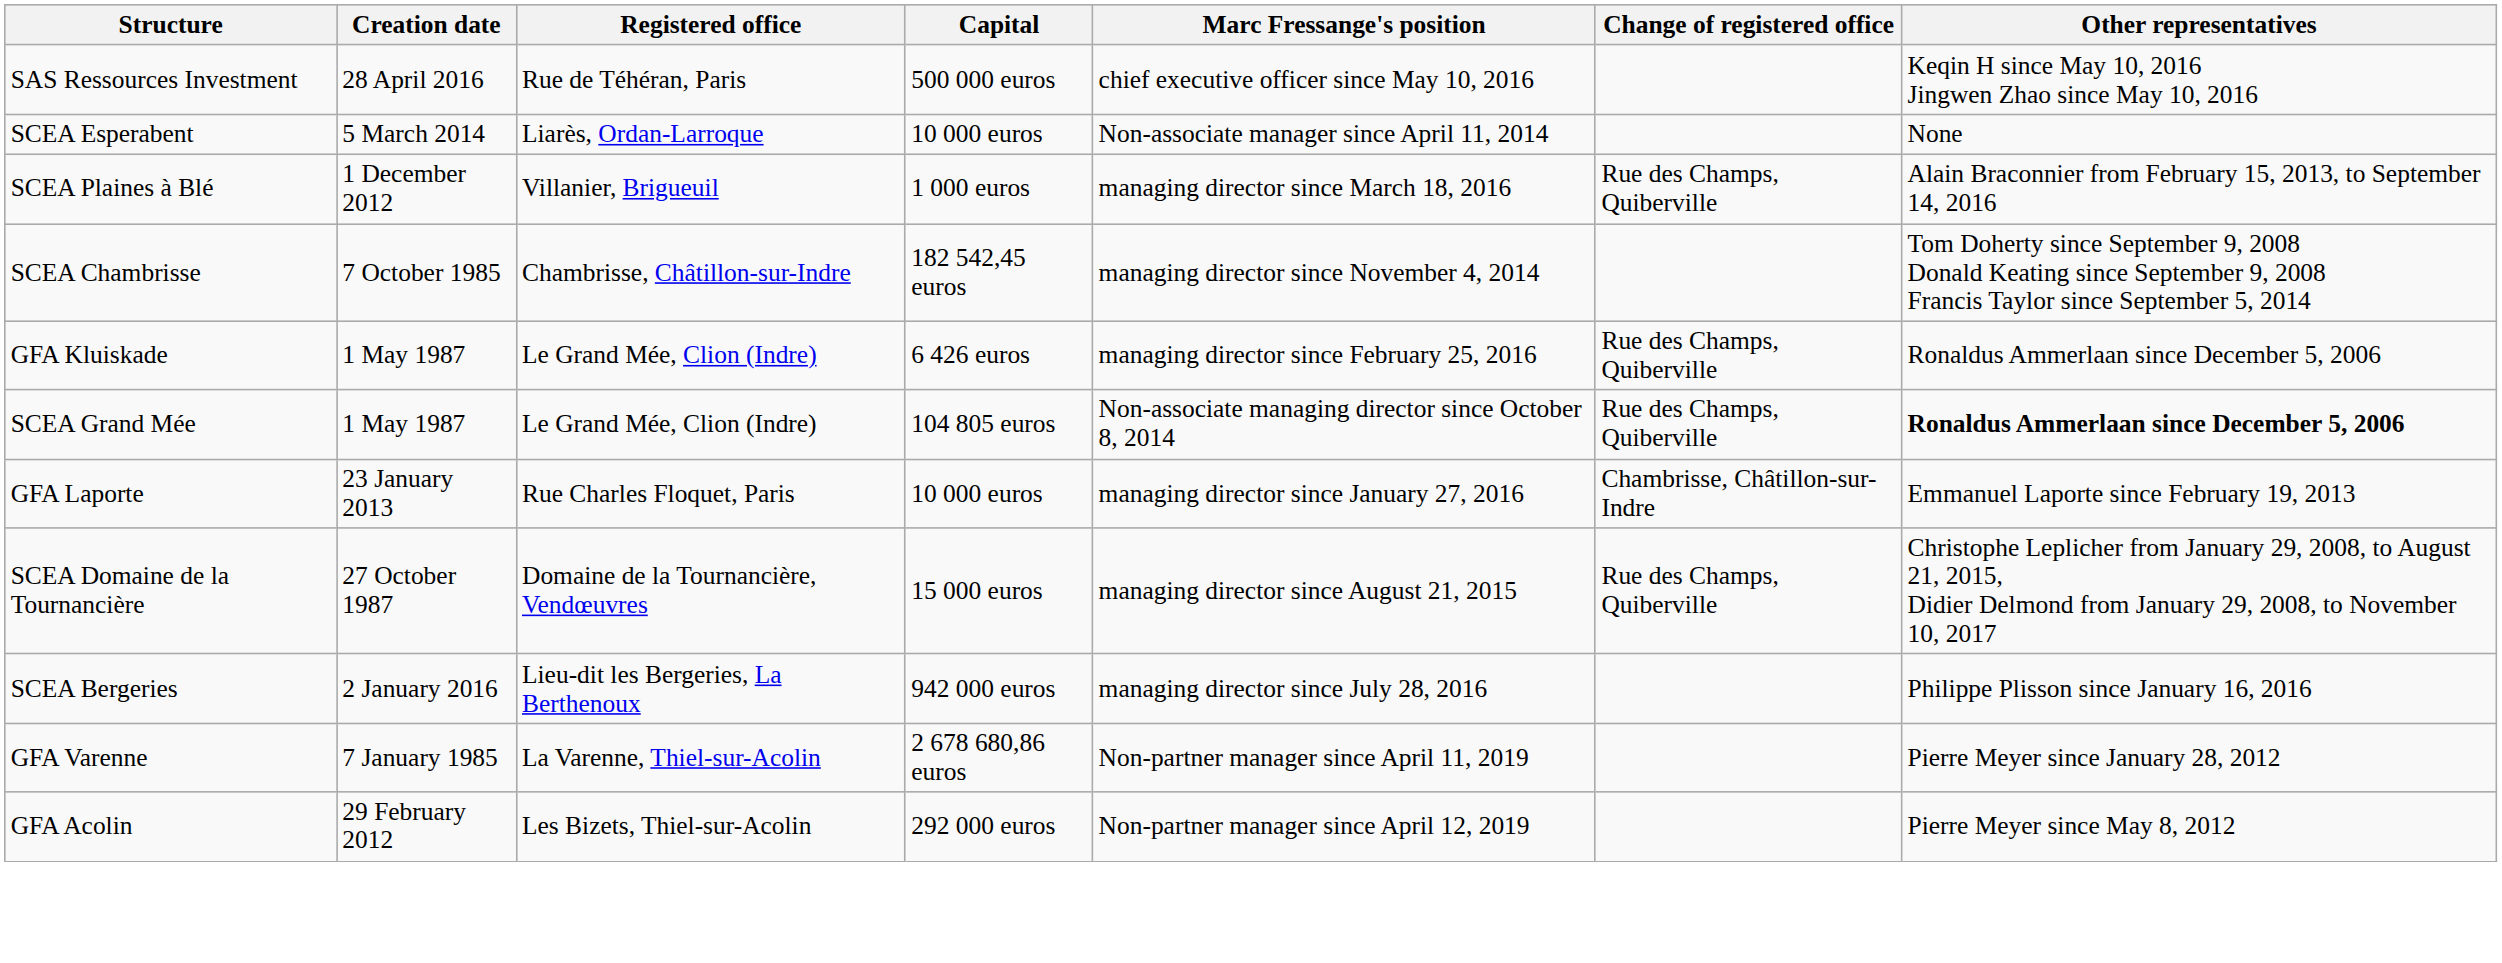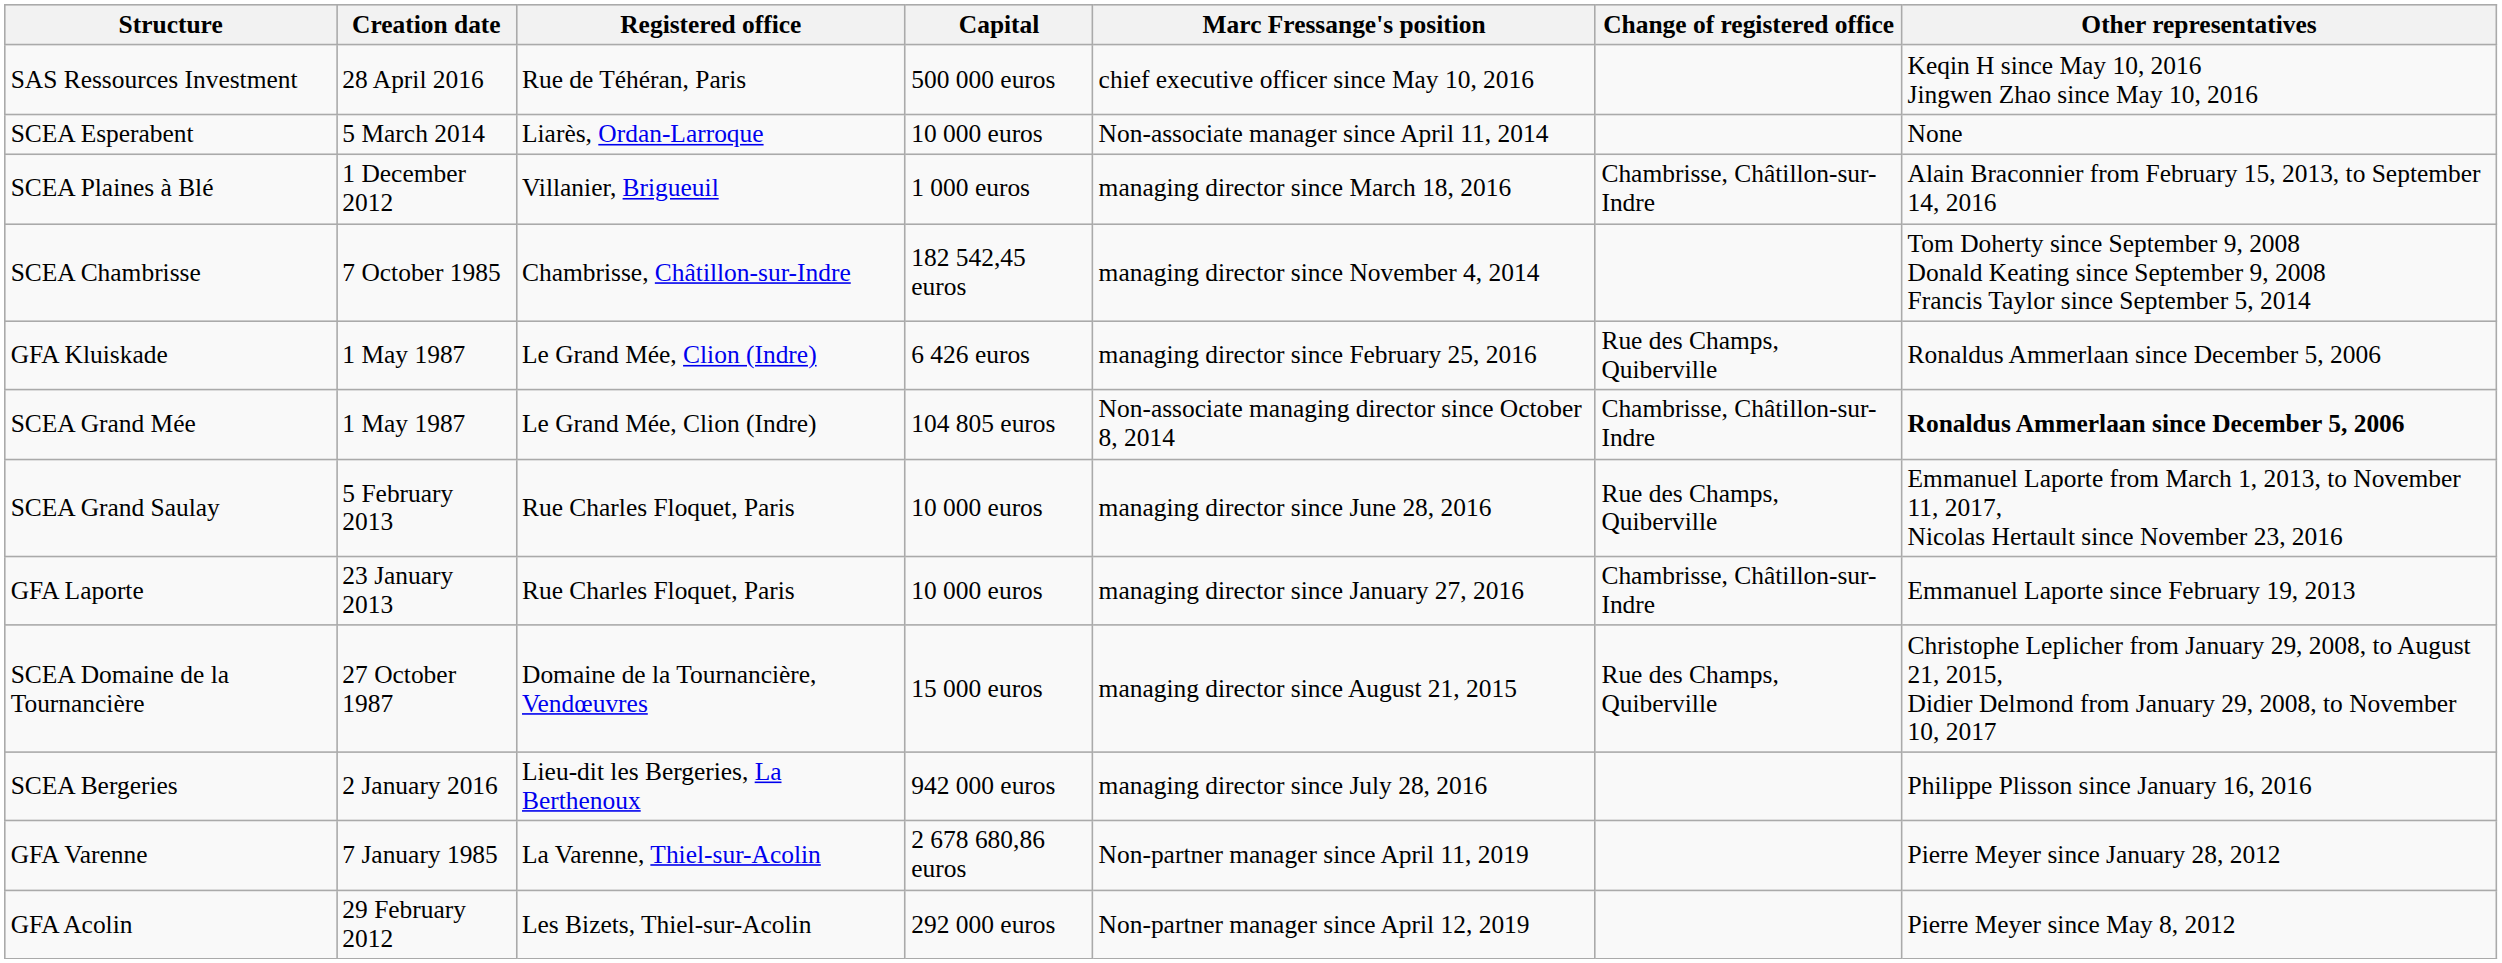(1690, 188) Rue des Champs, Quiberville -> (1739, 188) Chambrisse, Châtillon-sur-Indre
(1690, 424) Rue des Champs, Quiberville -> (1739, 424) Chambrisse, Châtillon-sur-Indre
+ row: (115, 507)
